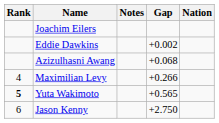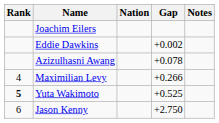columns swapped: (197, 12) <-> (132, 12)
(163, 61) +0.068 -> (168, 61) +0.078
(163, 93) +0.565 -> (168, 93) +0.525
